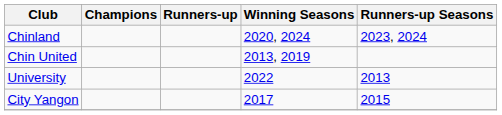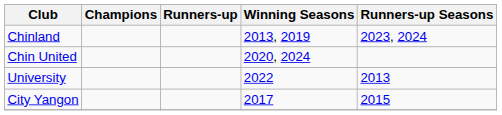(277, 36) 2020, 2024 -> (277, 36) 2013, 2019
(277, 57) 2013, 2019 -> (277, 57) 2020, 2024
